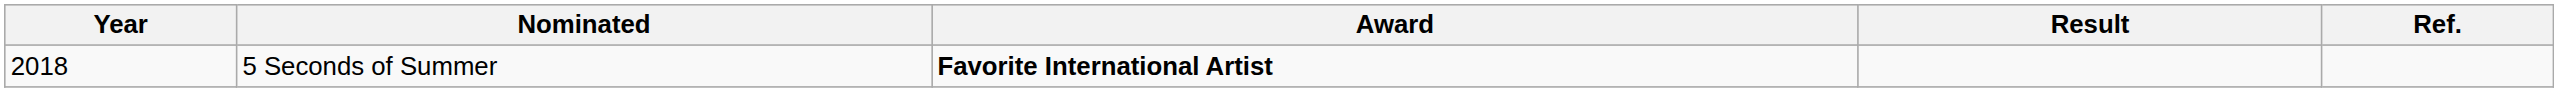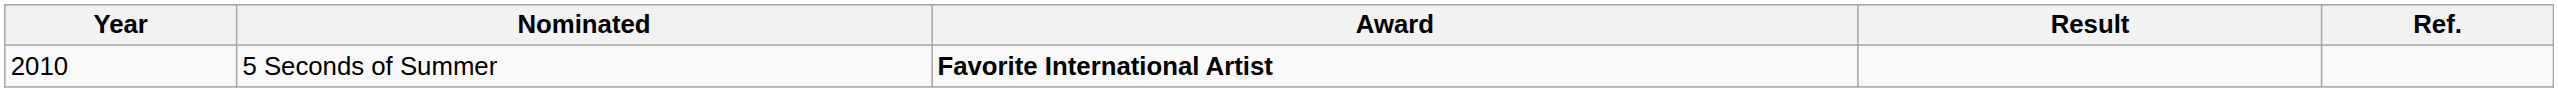(39, 65) 2018 -> (39, 65) 2010
